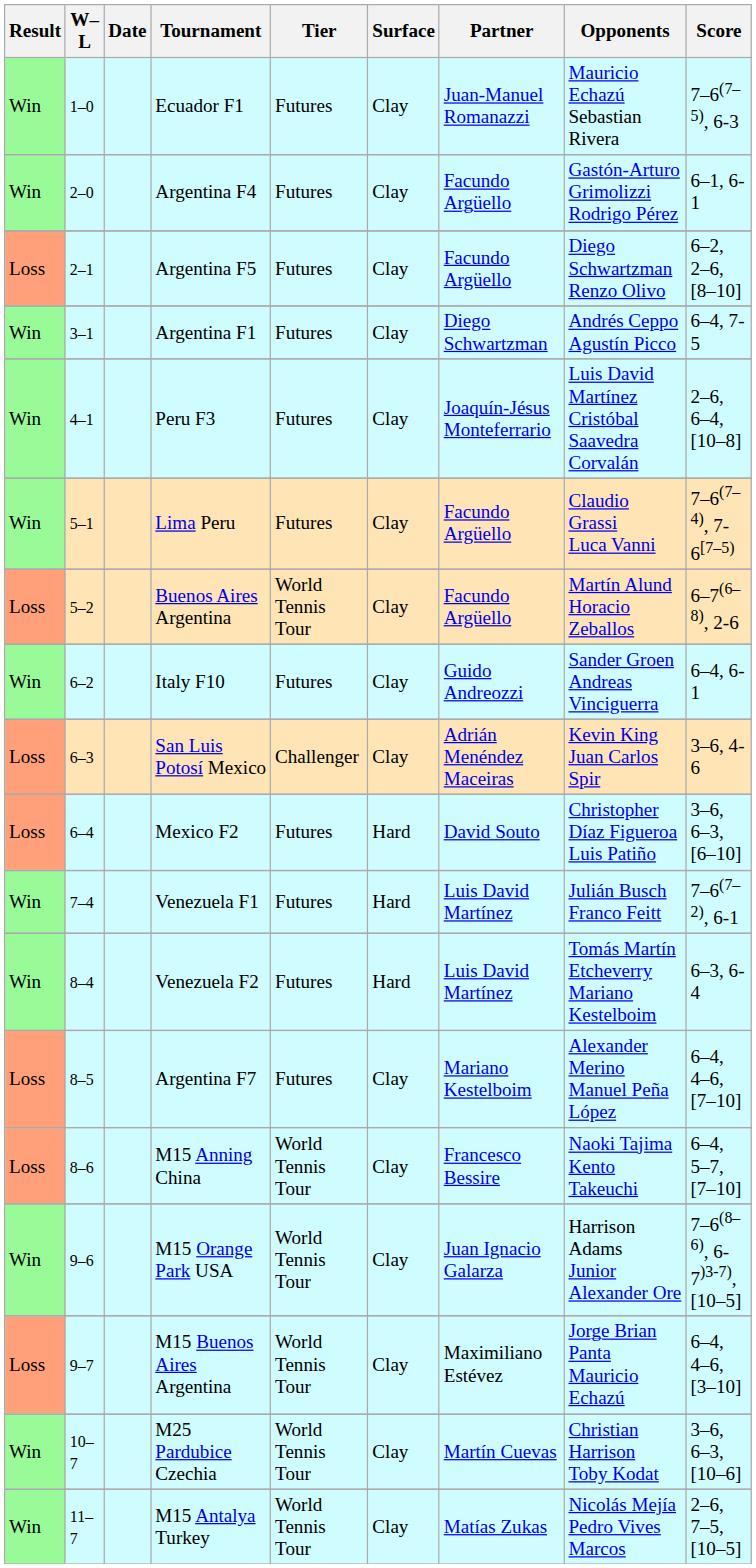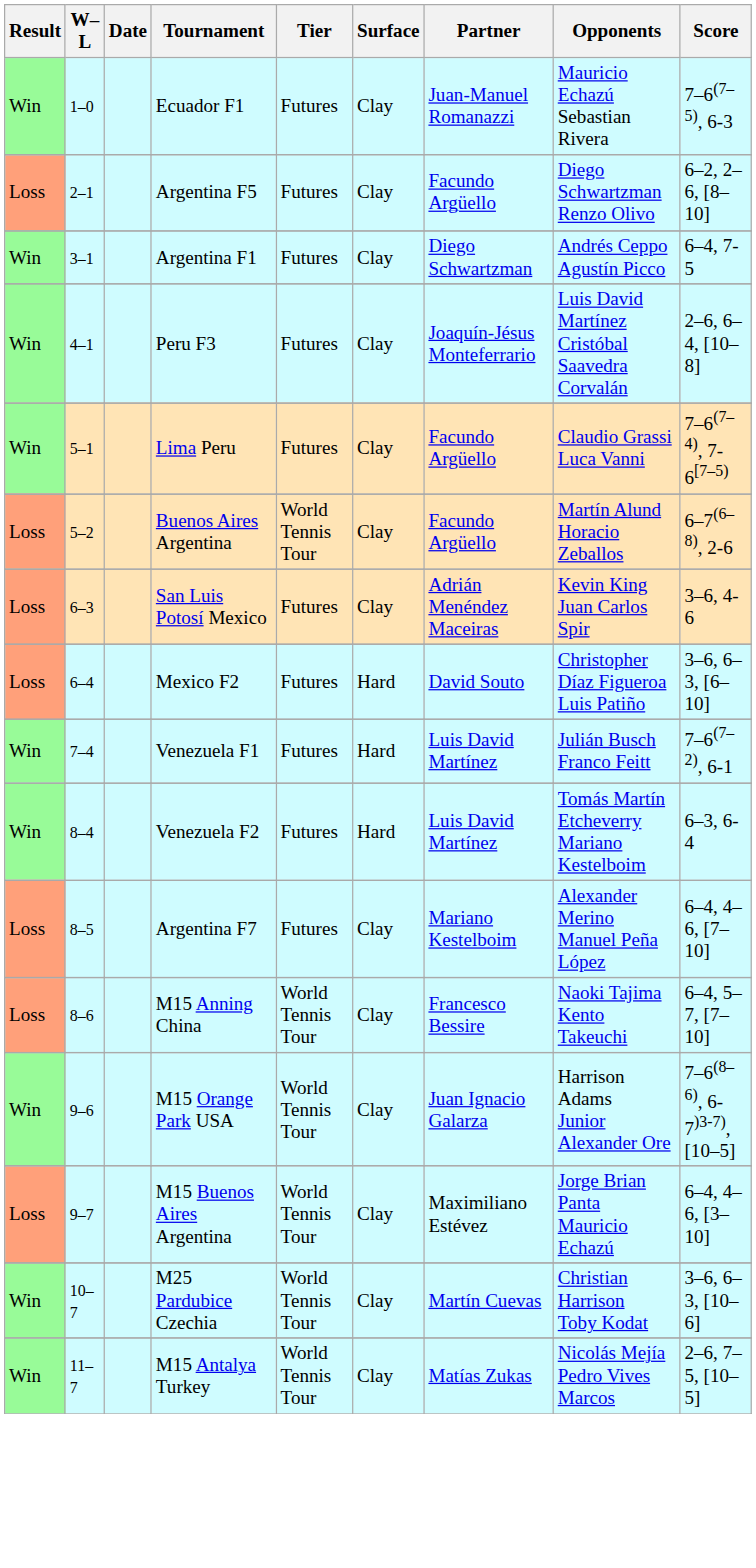- row: (206, 192)
- row: (190, 681)
(317, 756) Challenger -> (309, 606) Futures
